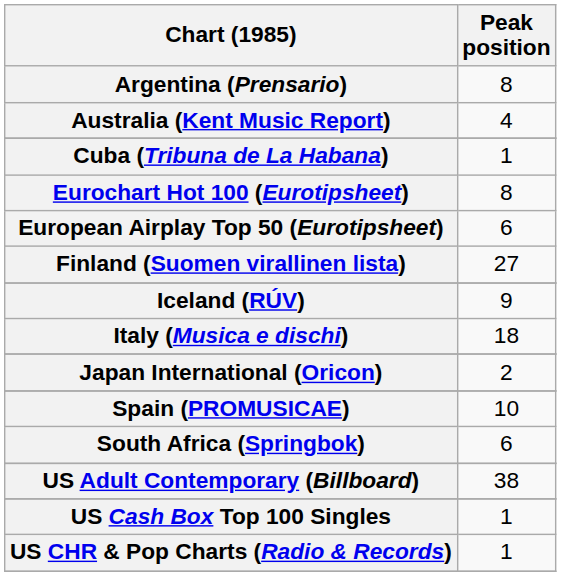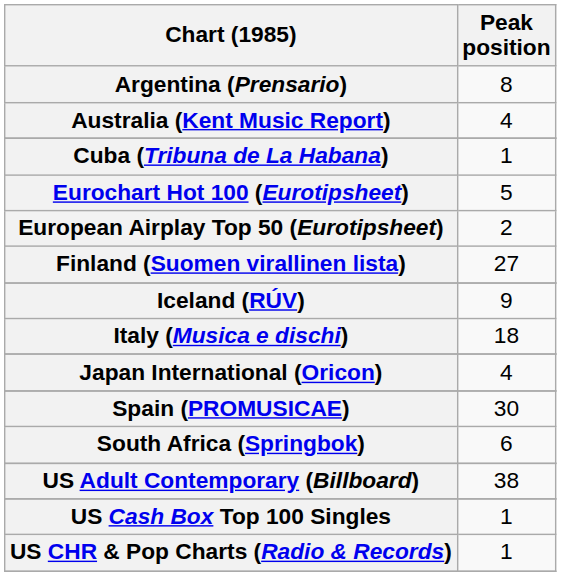(506, 192) 8 -> (506, 192) 5
(506, 228) 6 -> (506, 228) 2
(506, 372) 2 -> (506, 372) 4
(506, 408) 10 -> (506, 408) 30
